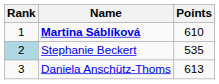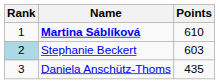(194, 50) 535 -> (194, 50) 603
(194, 69) 613 -> (194, 69) 435
